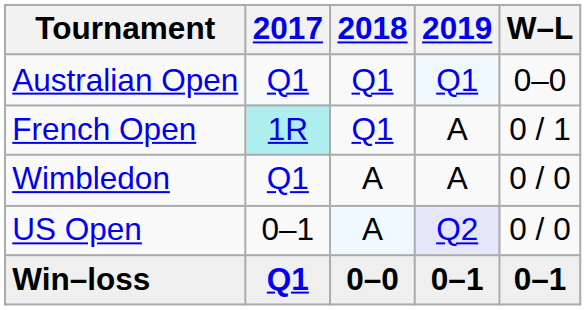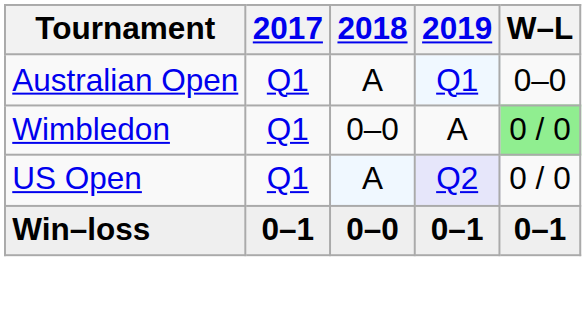(373, 79) Q1 -> (372, 79) A
- row: (104, 129)
(372, 179) A -> (372, 129) 0–0
(540, 179) no background -> (540, 129) lightgreen background
(288, 229) 0–1 -> (288, 179) Q1
(288, 279) Q1 -> (288, 229) 0–1
